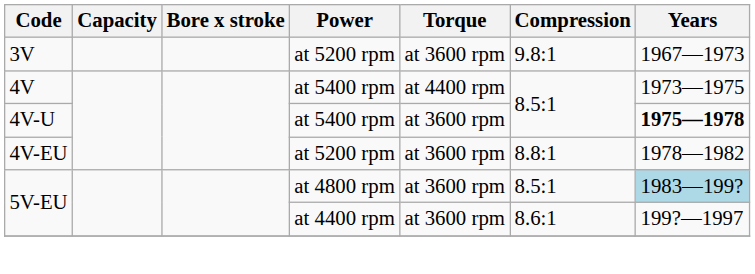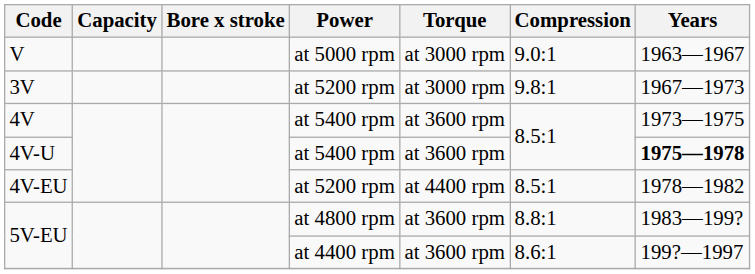+ row: (17, 53)
(455, 53) at 3600 rpm -> (455, 86) at 3000 rpm
(455, 86) at 4400 rpm -> (455, 119) at 3600 rpm
(455, 152) at 3600 rpm -> (455, 185) at 4400 rpm
(536, 152) 8.8:1 -> (536, 185) 8.5:1
(536, 185) 8.5:1 -> (536, 218) 8.8:1
(692, 185) lightblue background -> (692, 218) no background
